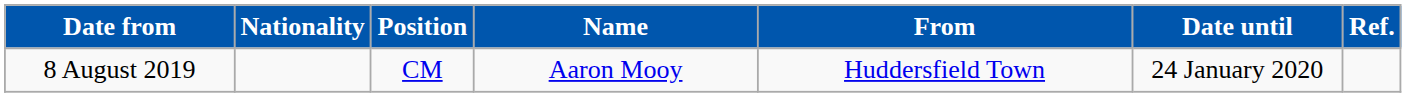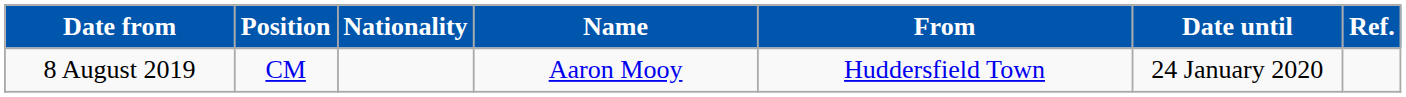columns swapped: (422, 26) <-> (303, 26)
